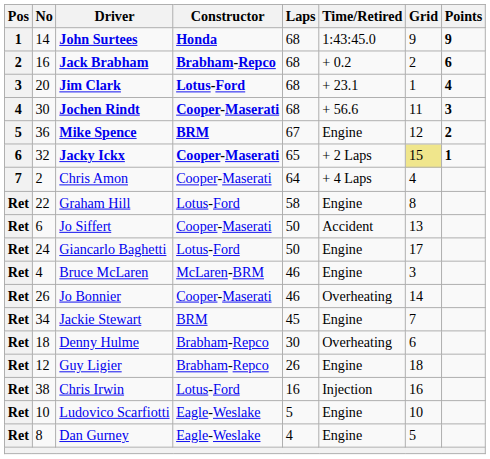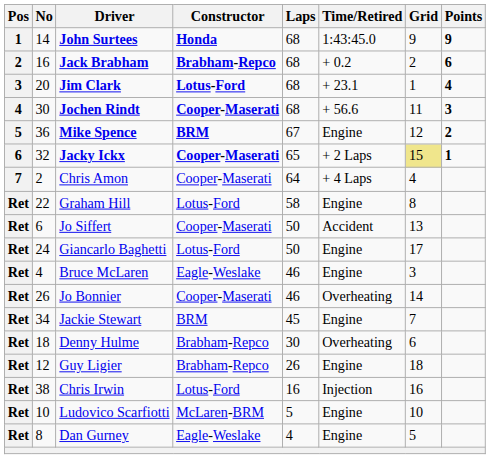(220, 272) McLaren-BRM -> (218, 272) Eagle-Weslake
(218, 412) Eagle-Weslake -> (220, 412) McLaren-BRM
